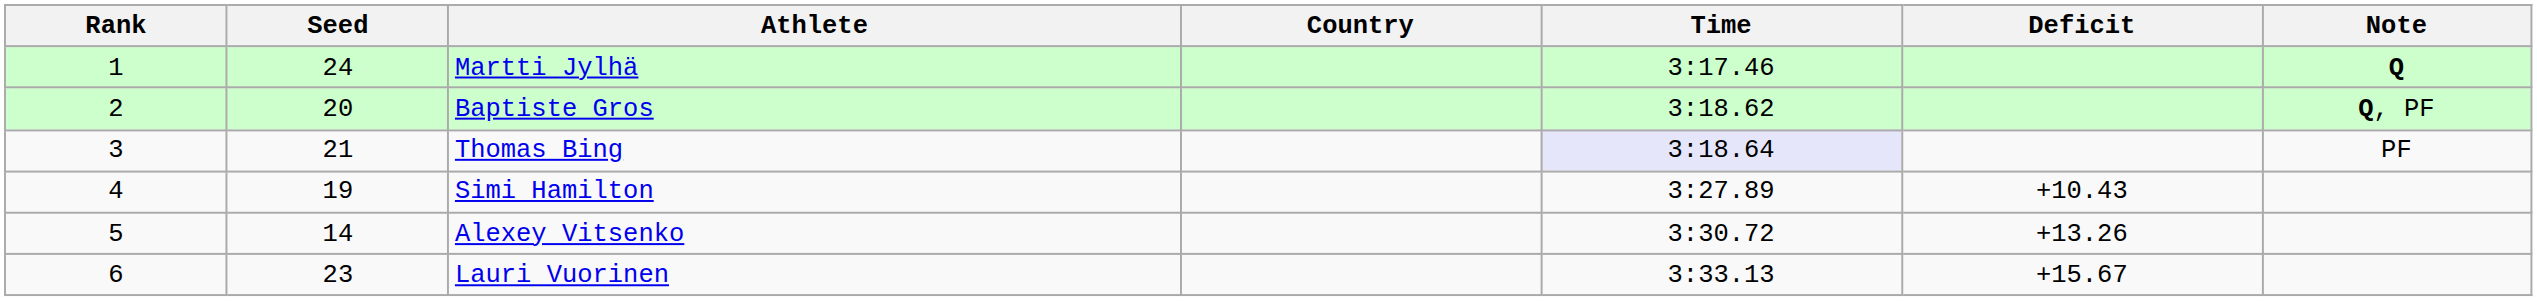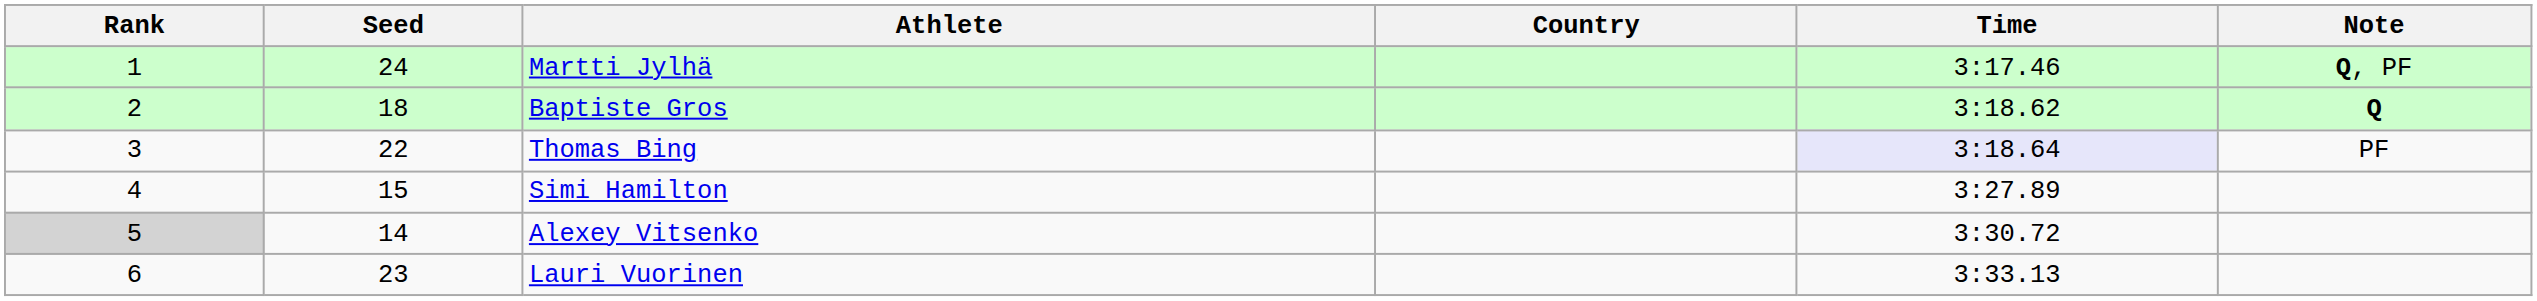- column: (2082, 26)
(2396, 67) Q -> (2374, 67) Q, PF
(338, 109) 20 -> (393, 109) 18
(2396, 109) Q, PF -> (2374, 109) Q
(338, 150) 21 -> (393, 150) 22
(338, 192) 19 -> (393, 192) 15
(116, 233) no background -> (134, 233) lightgrey background
